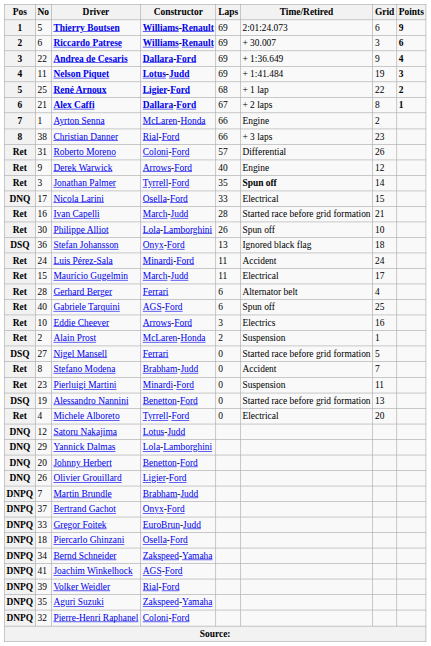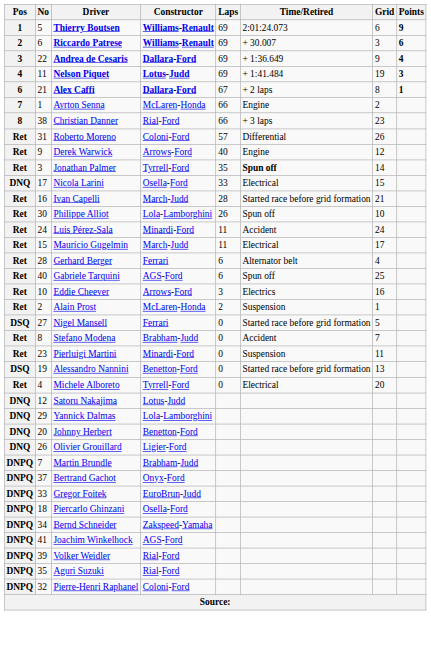- row: (80, 90)
- row: (86, 245)
(178, 602) Zakspeed-Yamaha -> (161, 571) Rial-Ford
